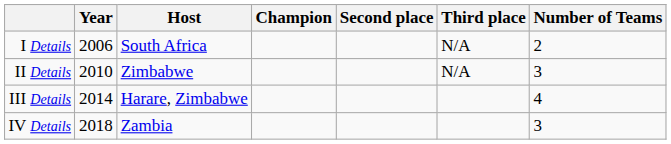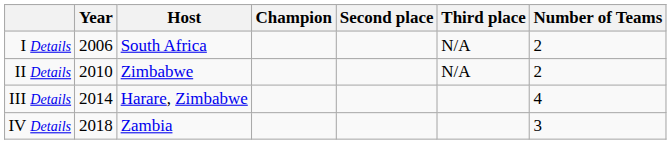(538, 71) 3 -> (538, 71) 2
